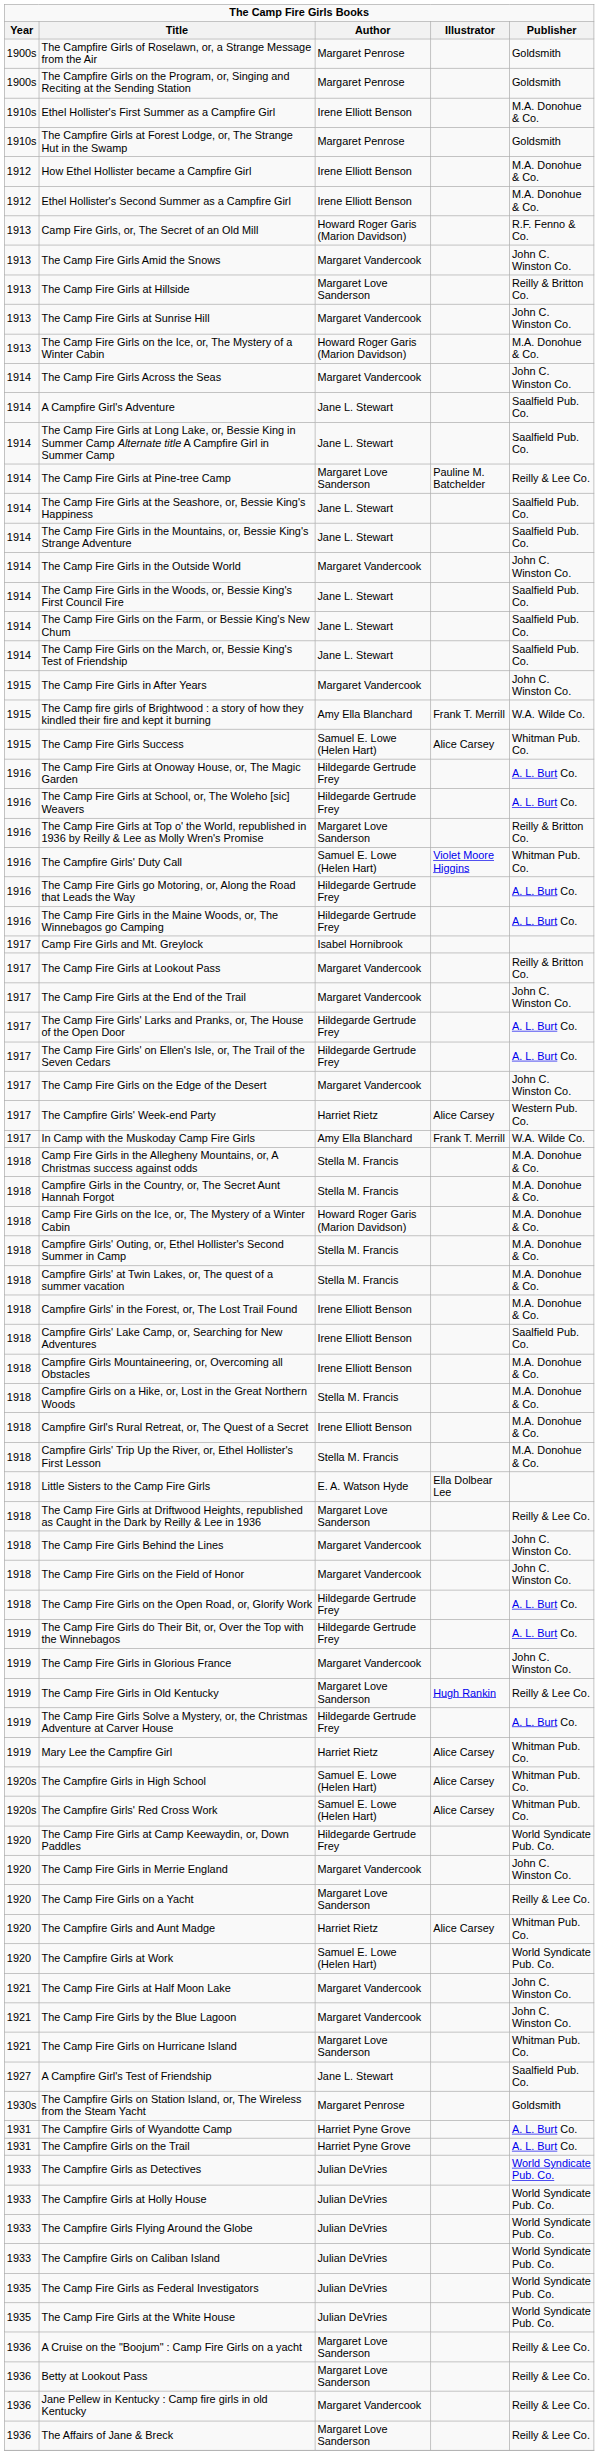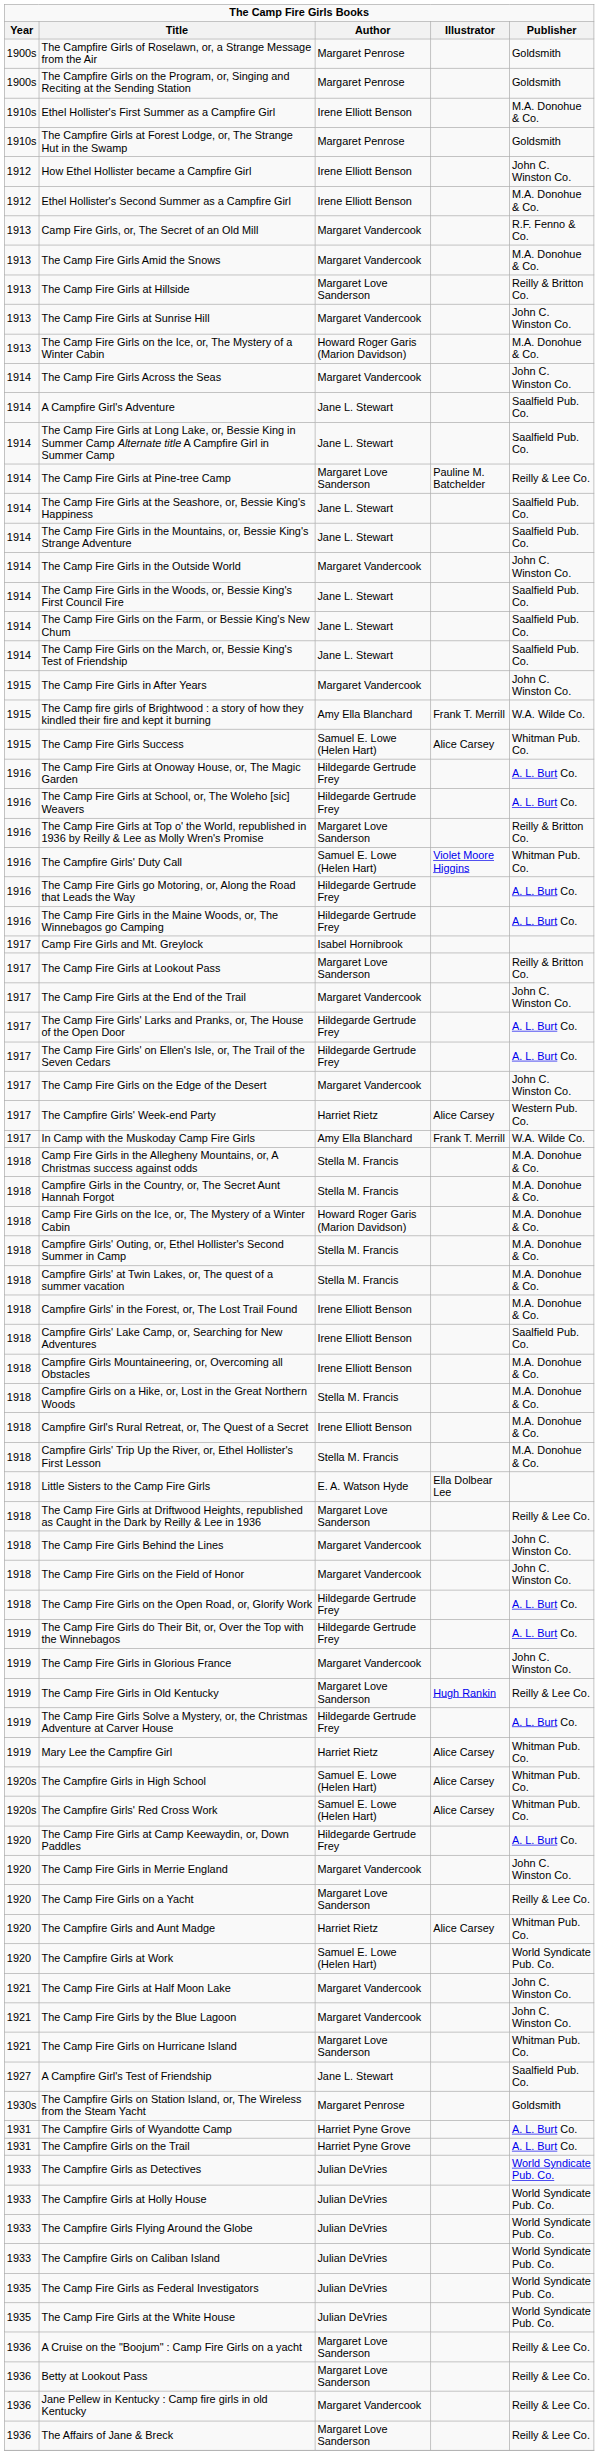(547, 171) M.A. Donohue & Co. -> (542, 171) John C. Winston Co.
(367, 230) Howard Roger Garis (Marion Davidson) -> (369, 230) Margaret Vandercook
(542, 260) John C. Winston Co. -> (547, 260) M.A. Donohue & Co.
(369, 968) Margaret Vandercook -> (352, 968) Margaret Love Sanderson
(551, 1840) World Syndicate Pub. Co. -> (545, 1840) A. L. Burt Co.
